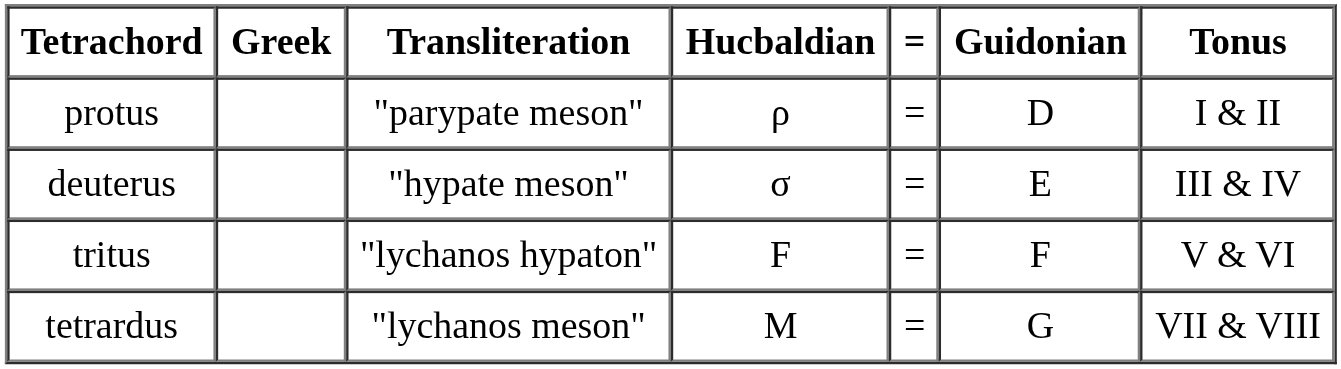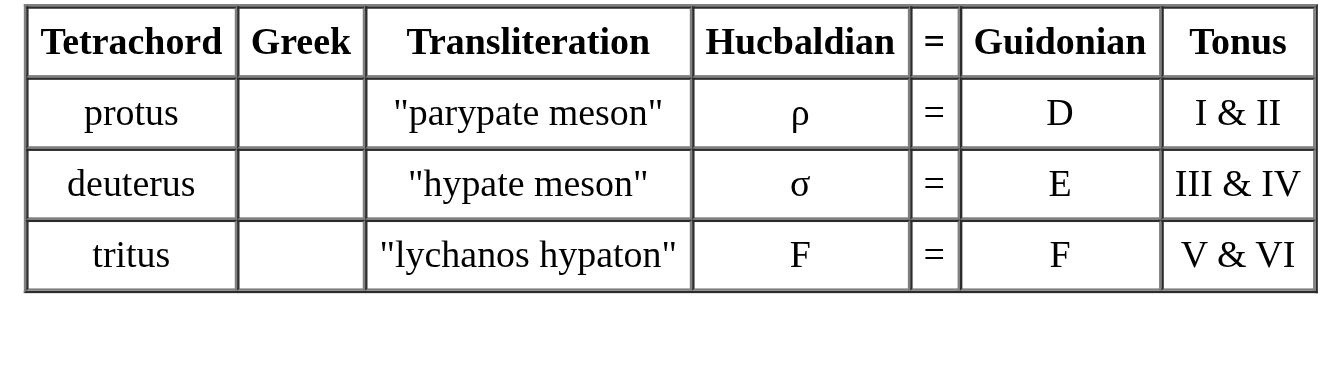- row: (112, 325)
